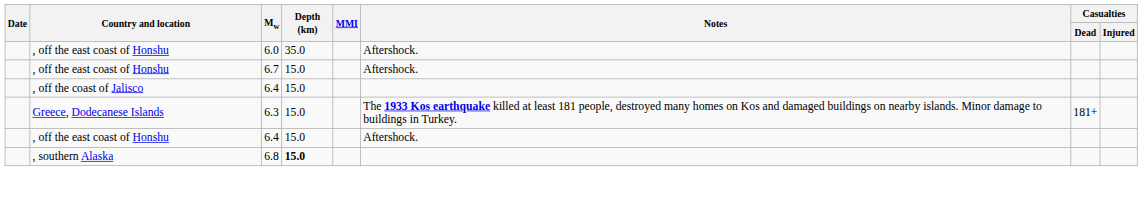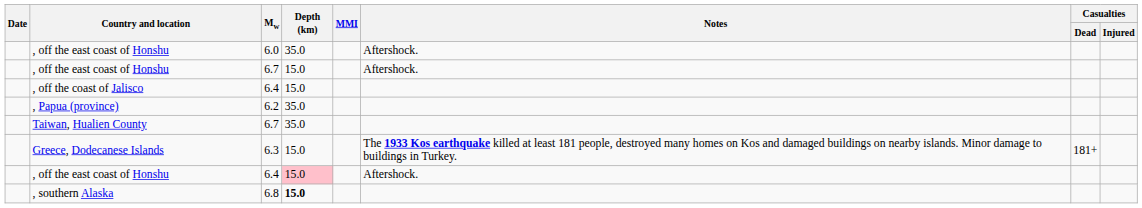+ row: (76, 106)
+ row: (90, 124)
(295, 138) no background -> (295, 175) pink background
